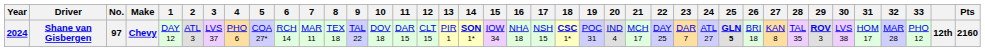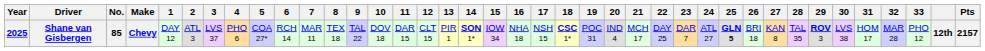(17, 33) 2024 -> (17, 33) 2025
(117, 33) 97 -> (117, 33) 85
(968, 33) 2160 -> (968, 33) 2157
